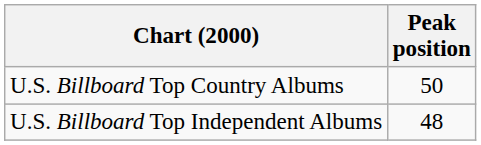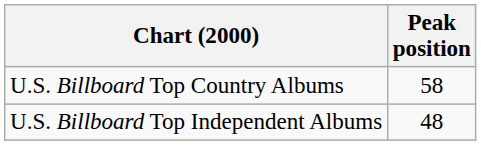(432, 85) 50 -> (432, 85) 58
